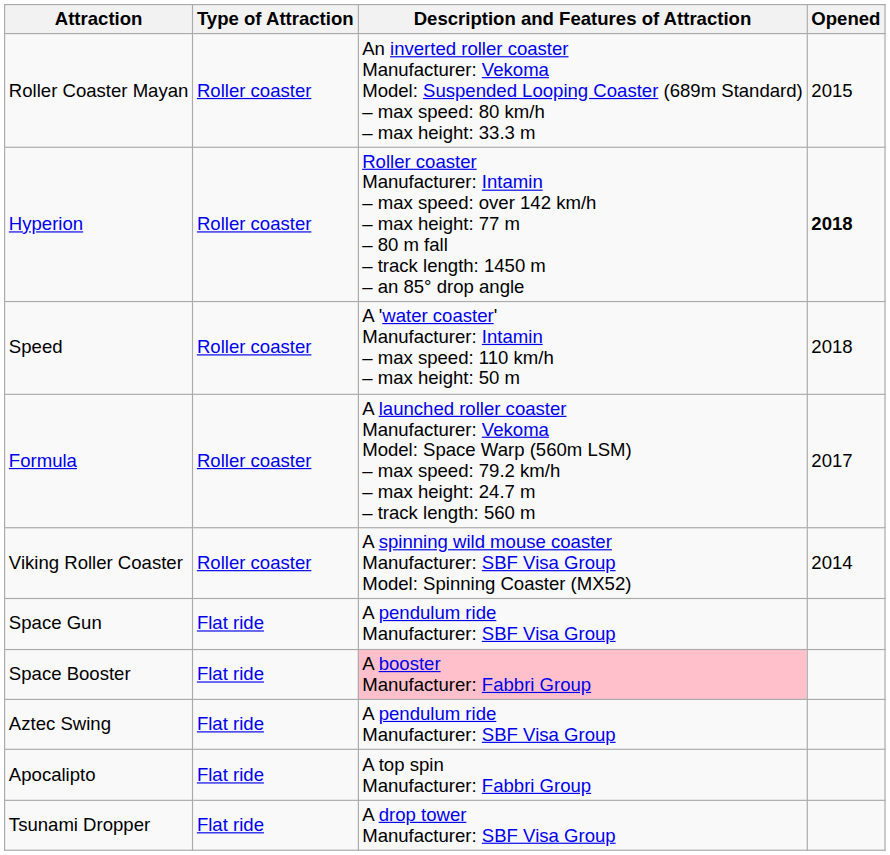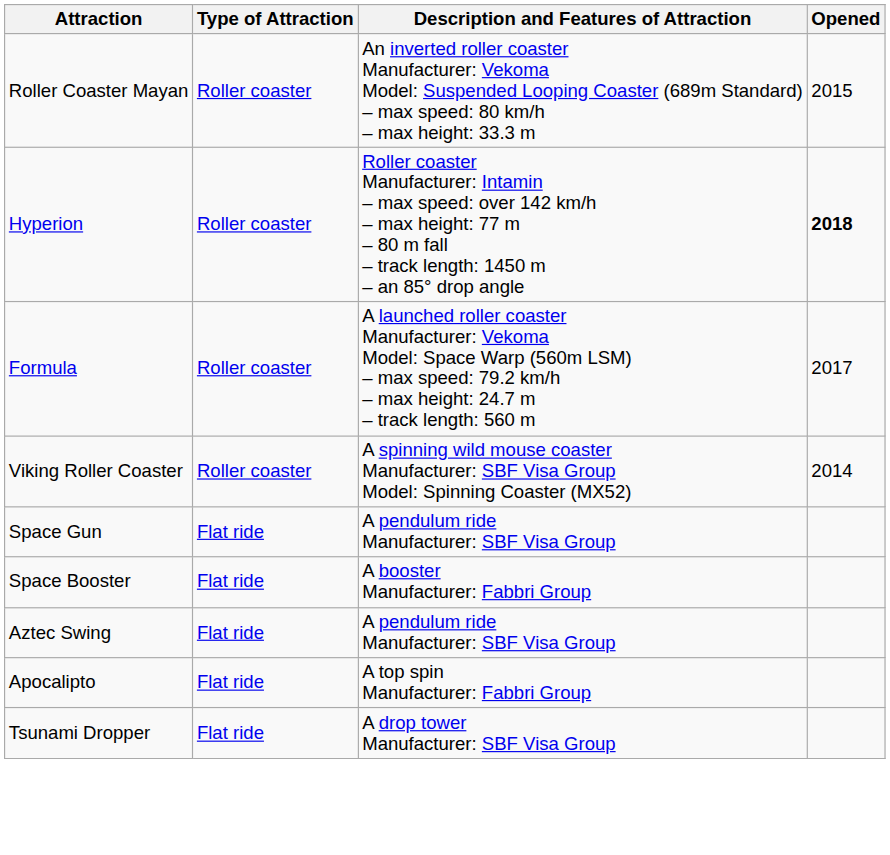- row: (36, 347)
(477, 674) pink background -> (477, 582) no background
